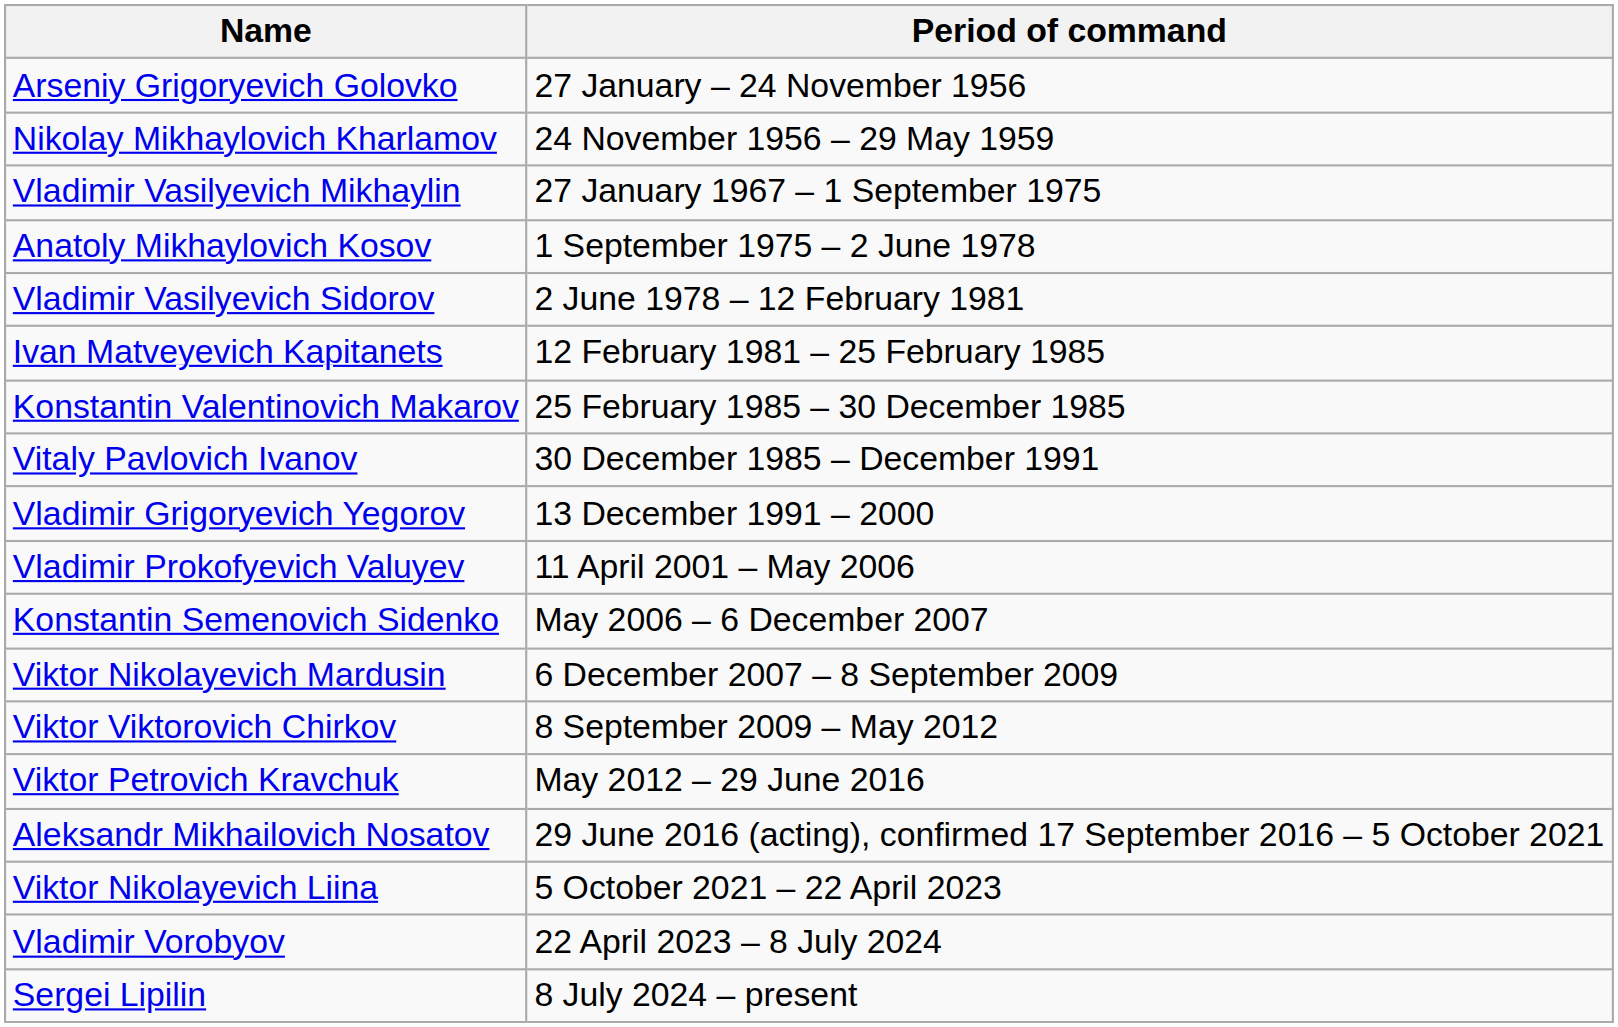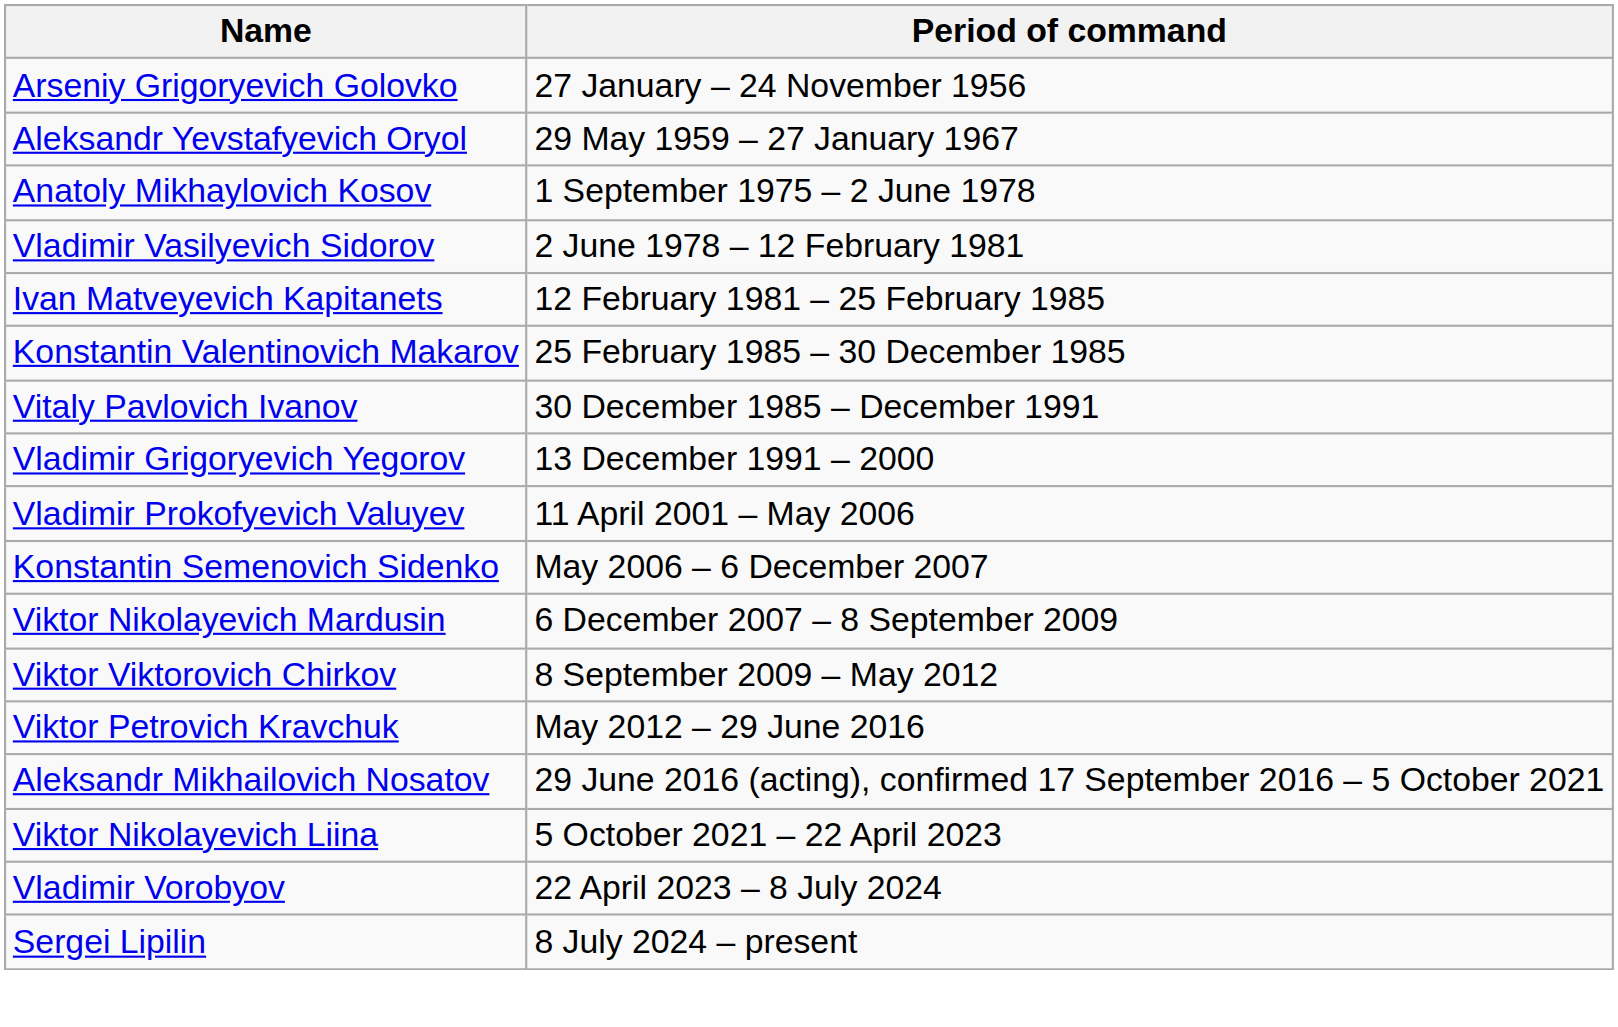- row: (255, 138)
+ row: (240, 138)
- row: (237, 191)
